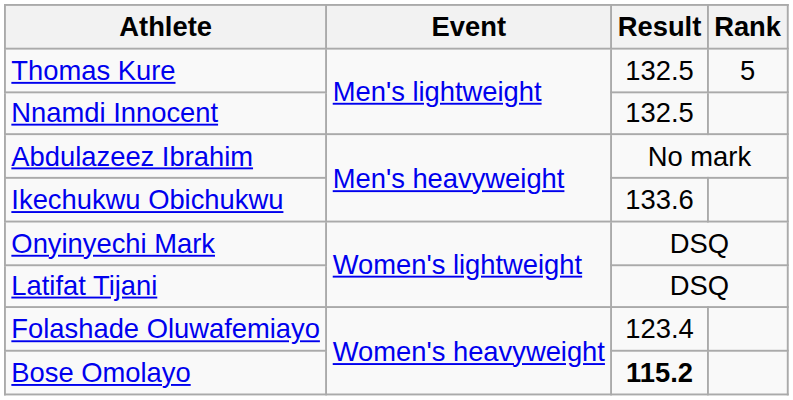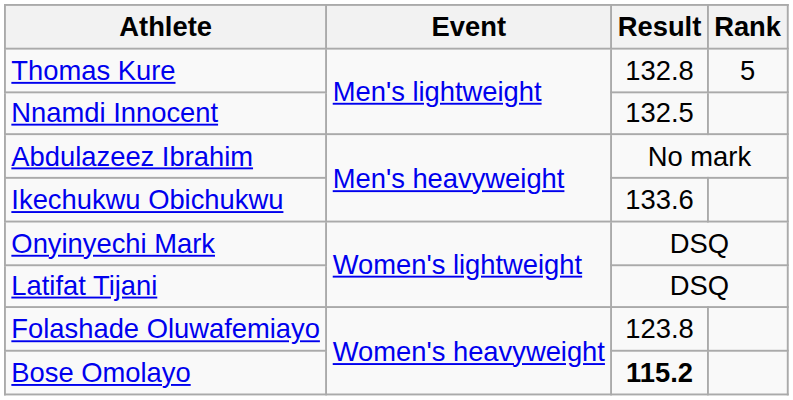(660, 70) 132.5 -> (660, 70) 132.8
(660, 330) 123.4 -> (660, 330) 123.8
